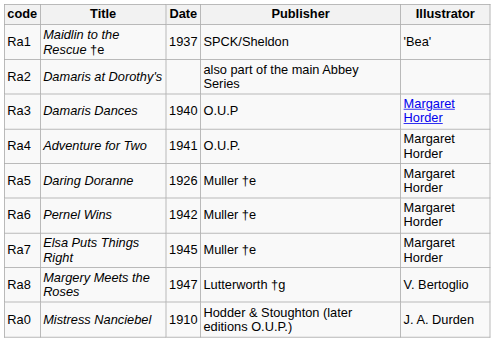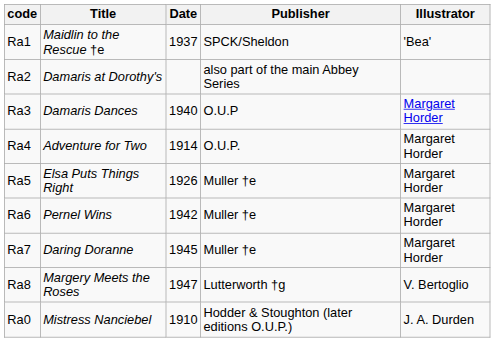(183, 146) 1941 -> (183, 146) 1914
(88, 180) Daring Doranne -> (91, 180) Elsa Puts Things Right
(91, 250) Elsa Puts Things Right -> (88, 250) Daring Doranne
